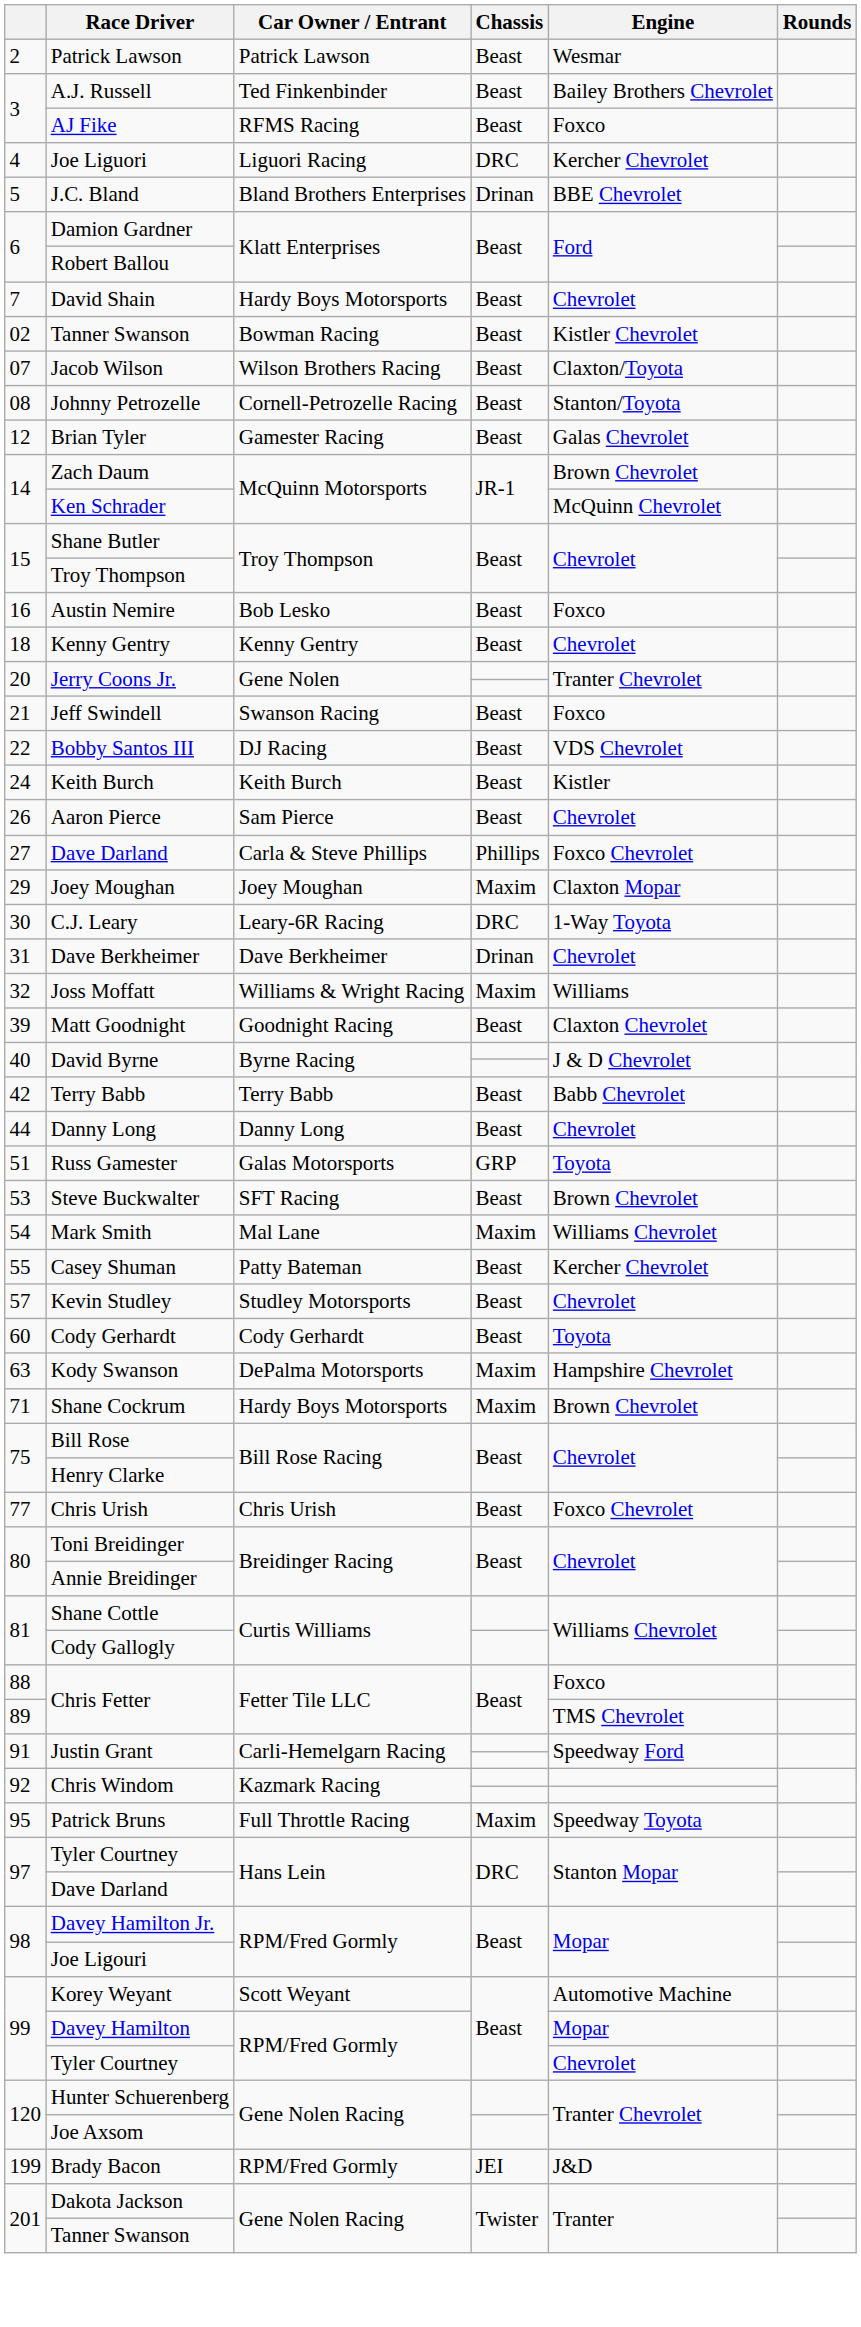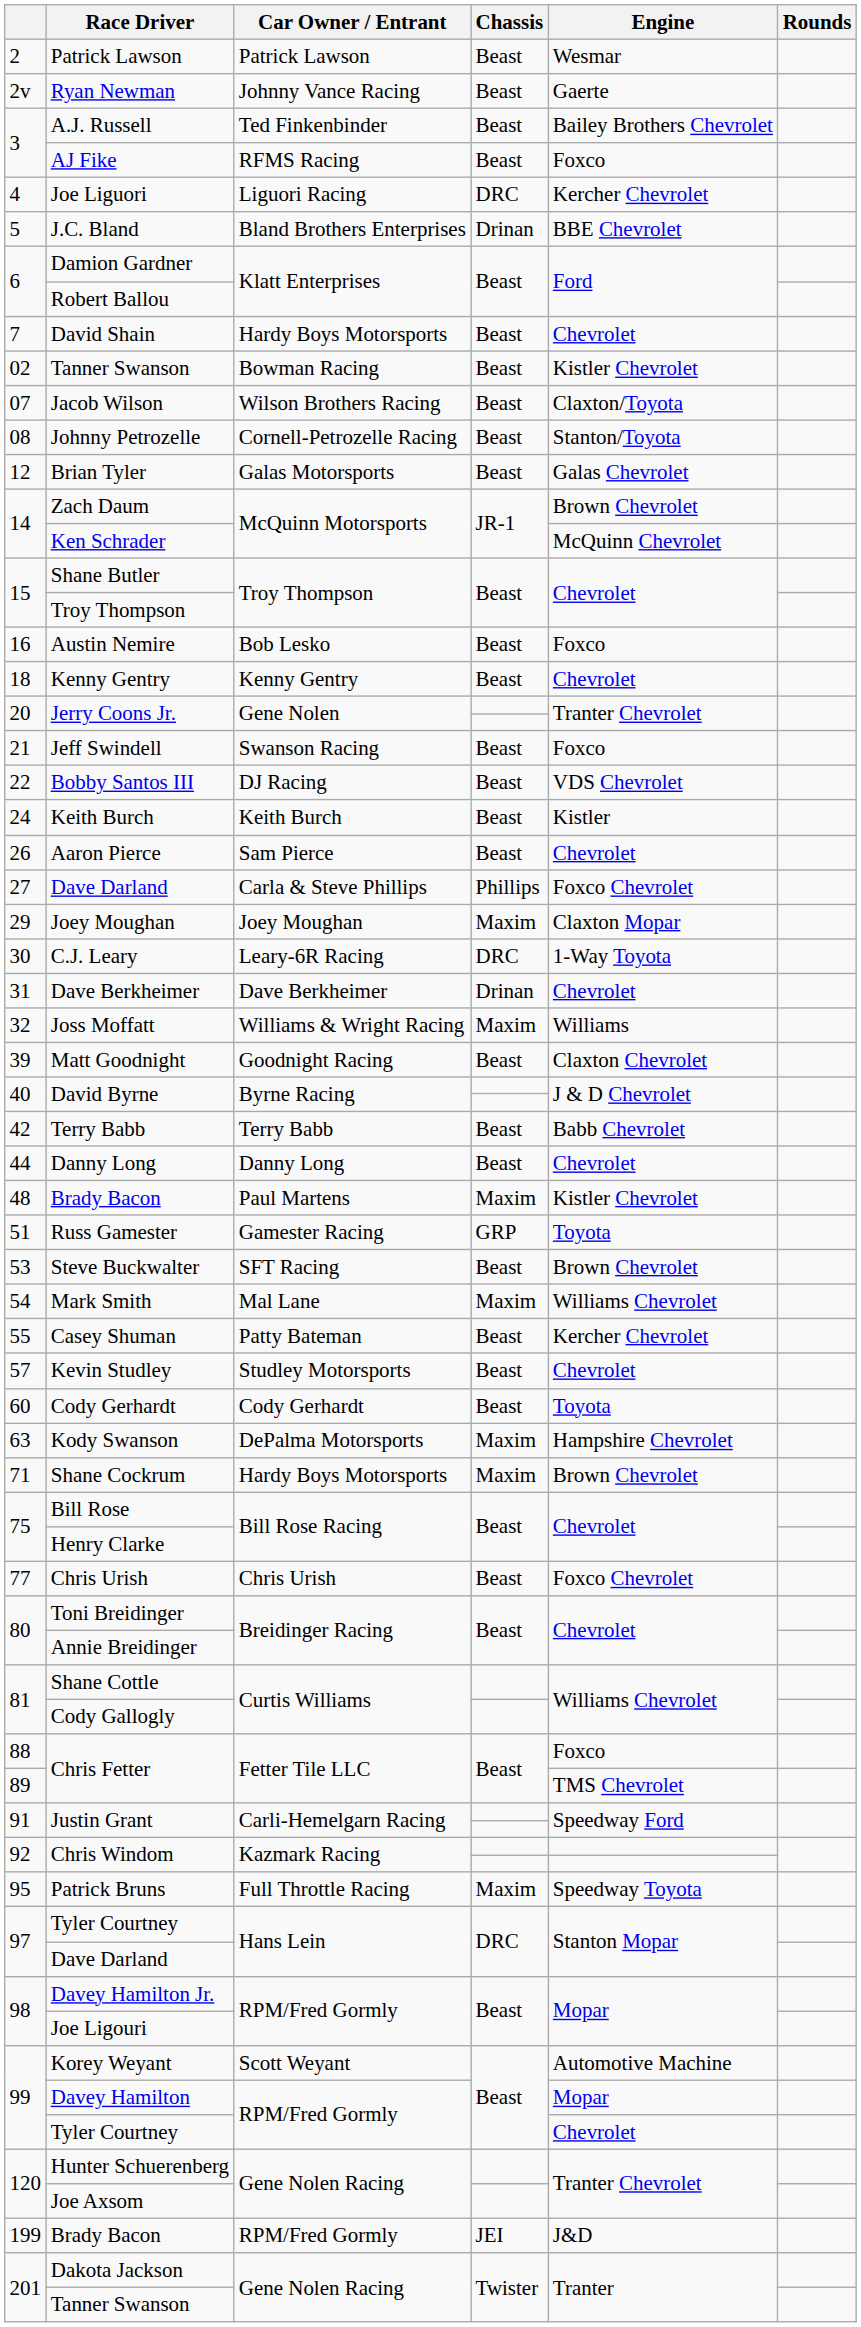+ row: (20, 91)
(311, 437) Gamester Racing -> (317, 471) Galas Motorsports
+ row: (20, 1197)
(317, 1163) Galas Motorsports -> (311, 1232) Gamester Racing
